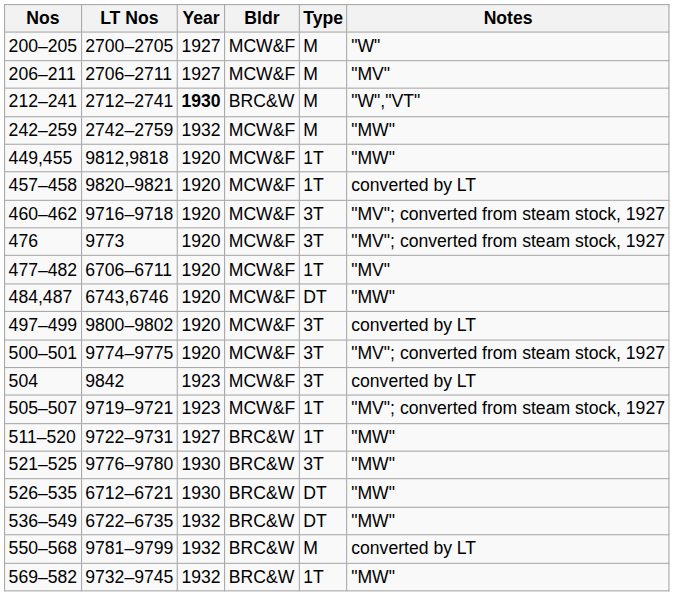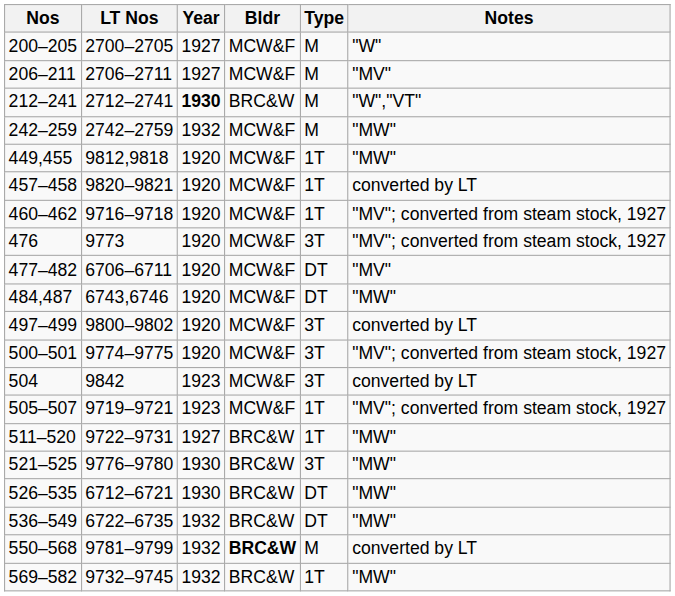(314, 213) 3T -> (315, 213) 1T
(314, 269) 1T -> (316, 269) DT
(261, 548) normal -> (262, 548) bold
